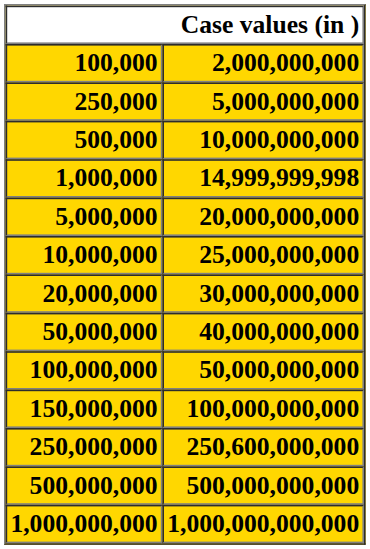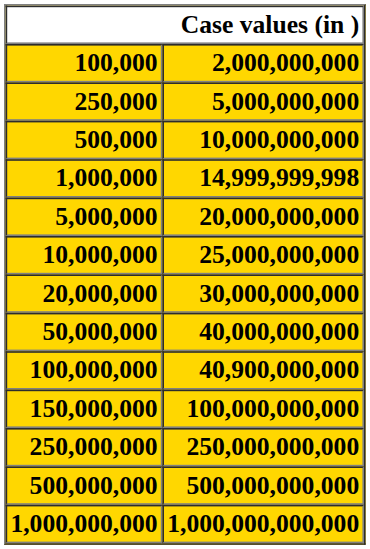(279, 370) 50,000,000,000 -> (279, 370) 40,900,000,000
(273, 446) 250,600,000,000 -> (273, 446) 250,000,000,000
